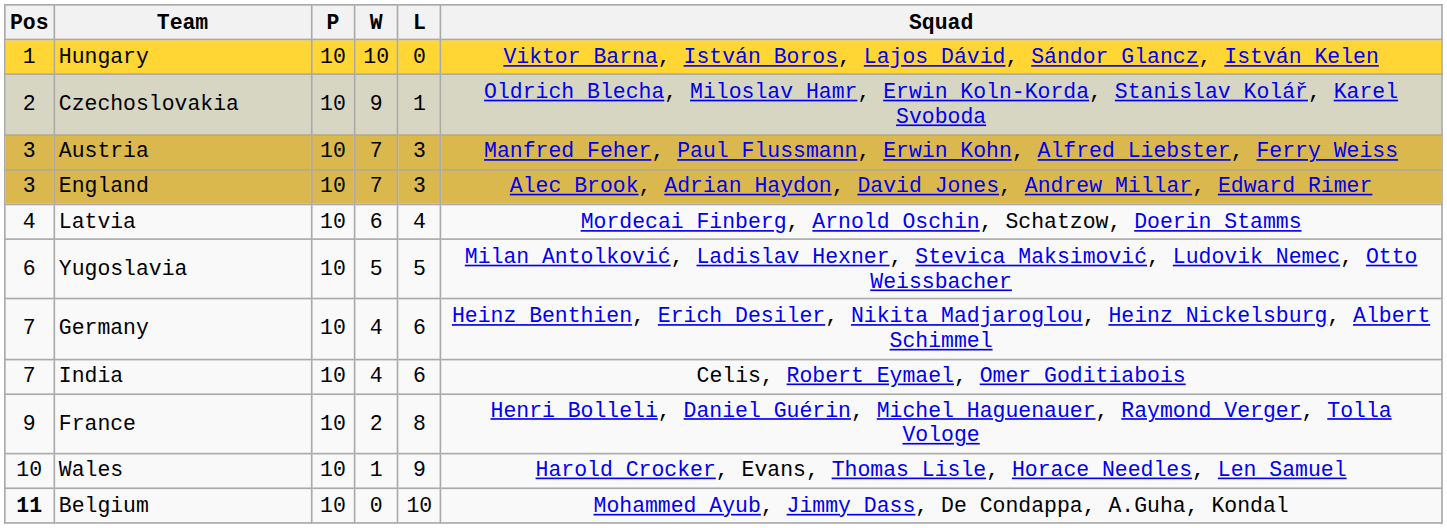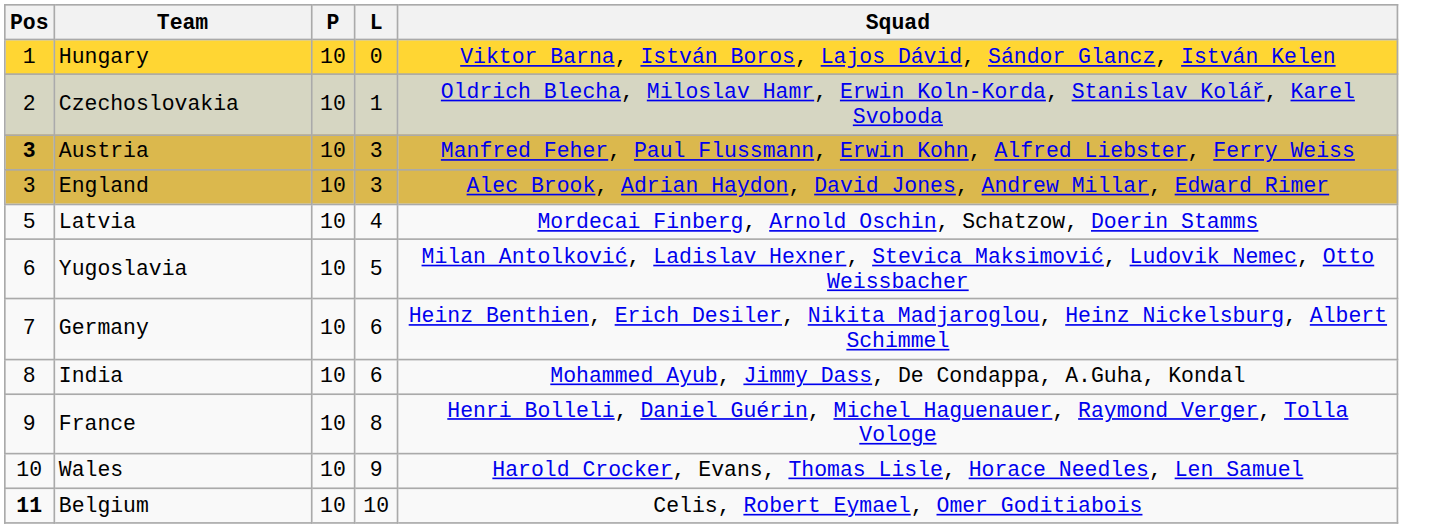- column: (376, 22)
(29, 152) normal -> (29, 152) bold
(29, 222) 4 -> (29, 222) 5
(29, 376) 7 -> (29, 376) 8
(941, 376) Celis, Robert Eymael, Omer Goditiabois -> (898, 376) Mohammed Ayub, Jimmy Dass, De Condappa, A.Guha, Kondal
(941, 506) Mohammed Ayub, Jimmy Dass, De Condappa, A.Guha, Kondal -> (898, 506) Celis, Robert Eymael, Omer Goditiabois
